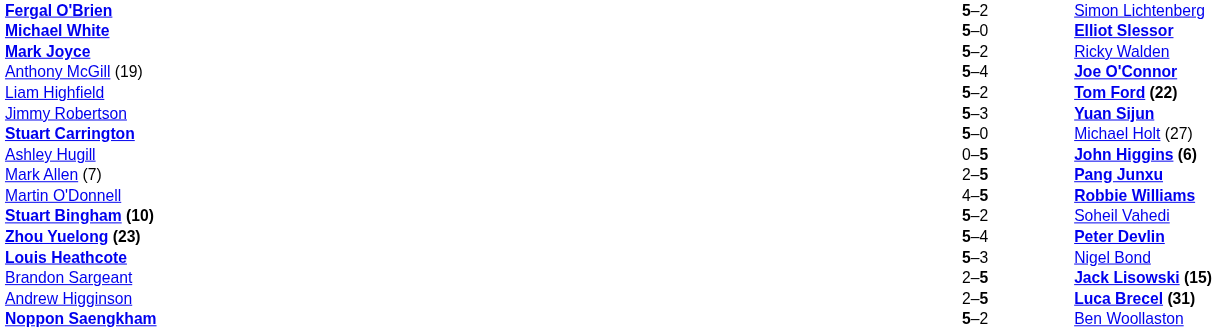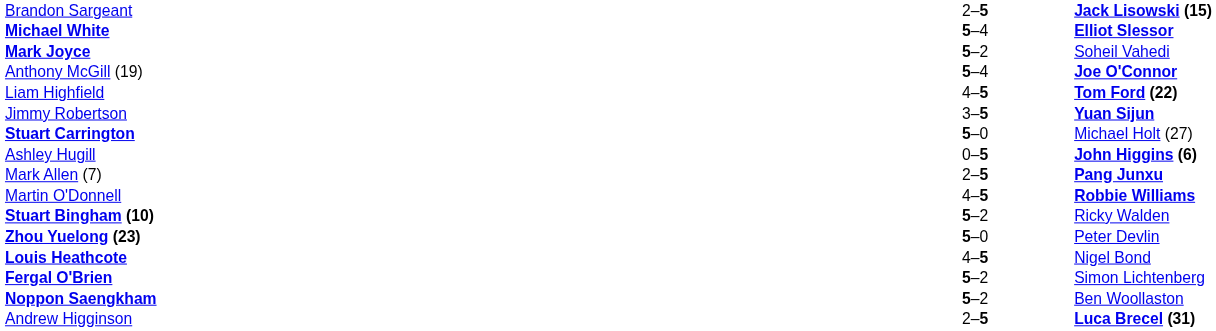rows swapped: (59, 10) <-> (69, 278)
(975, 31) 5–0 -> (975, 31) 5–4
(1122, 51) Ricky Walden -> (1122, 51) Soheil Vahedi
(975, 93) 5–2 -> (975, 93) 4–5
(975, 113) 5–3 -> (975, 113) 3–5
(1122, 216) Soheil Vahedi -> (1122, 216) Ricky Walden
(975, 237) 5–4 -> (975, 237) 5–0
(1119, 237) bold -> (1117, 237) normal
(975, 257) 5–3 -> (975, 257) 4–5
rows swapped: (69, 298) <-> (81, 319)
